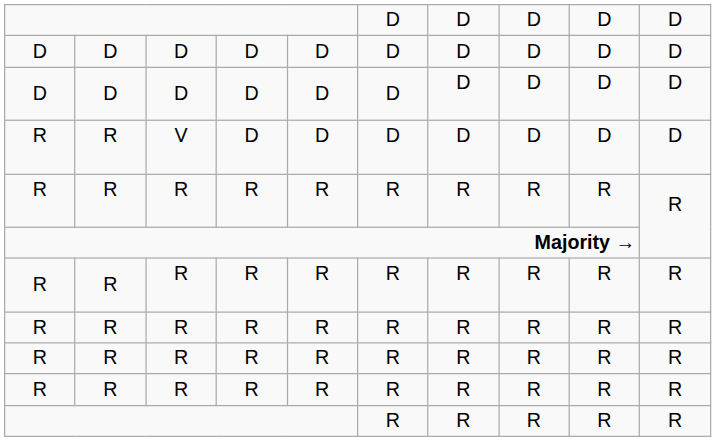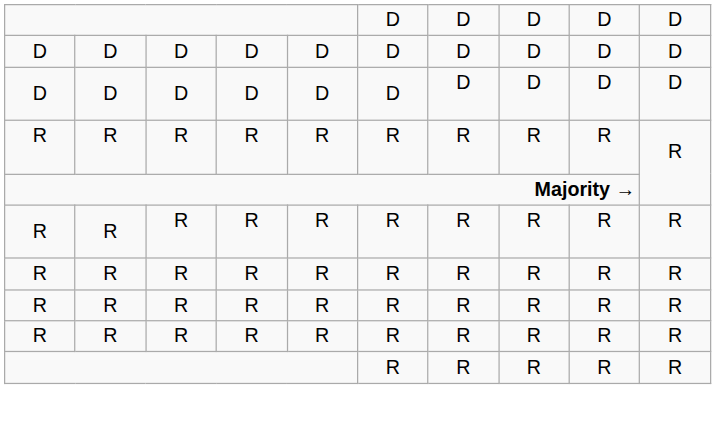- row: (40, 135)
